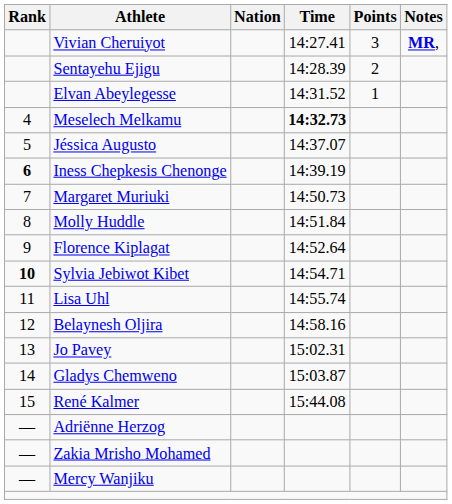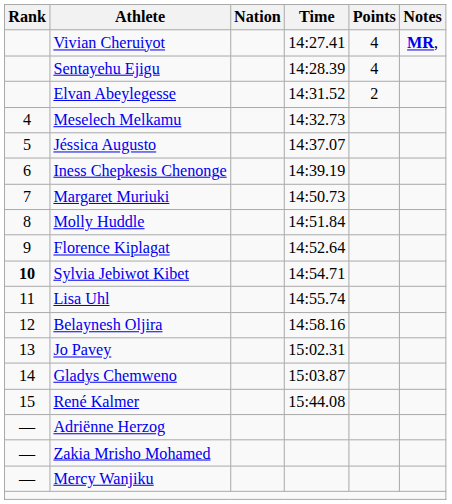(375, 42) 3 -> (374, 42) 4
(375, 68) 2 -> (374, 68) 4
(375, 94) 1 -> (374, 94) 2
(317, 119) bold -> (317, 119) normal
(27, 171) bold -> (27, 171) normal
